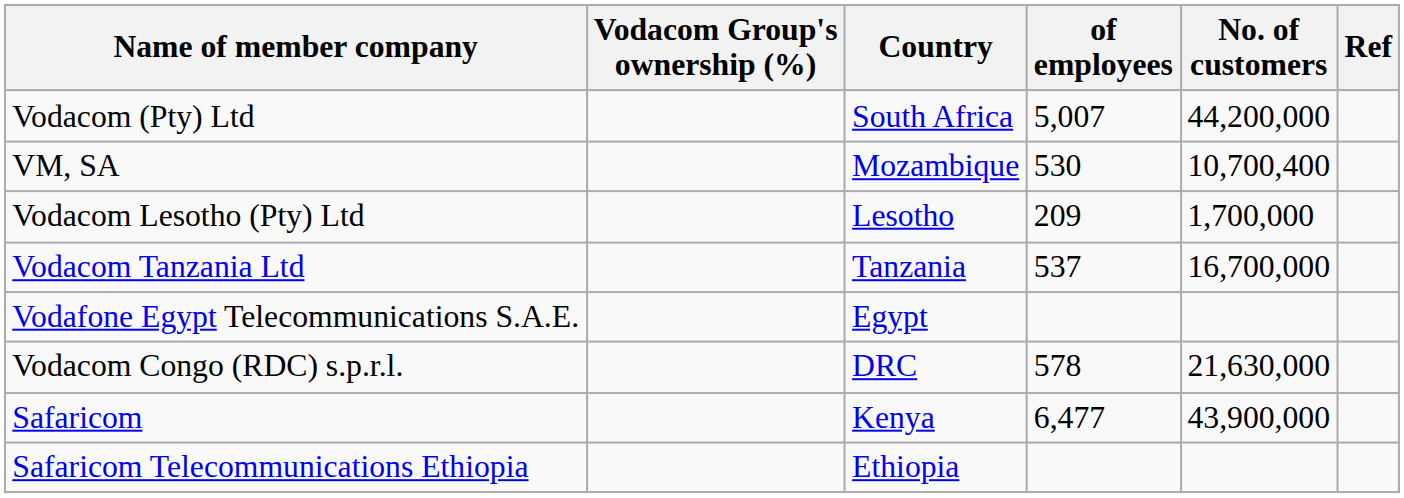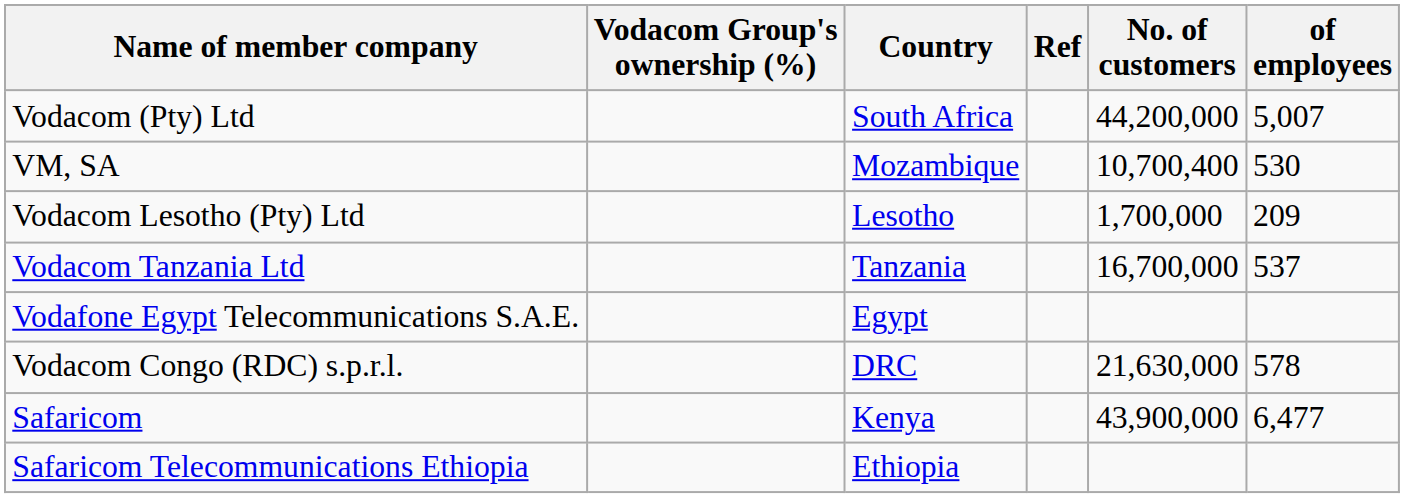columns swapped: (1103, 47) <-> (1368, 47)
